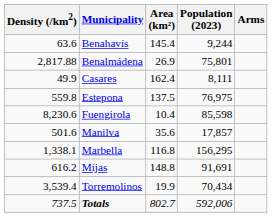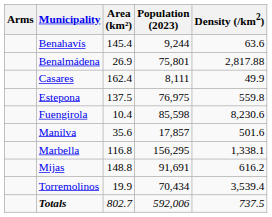columns swapped: (251, 19) <-> (42, 19)
